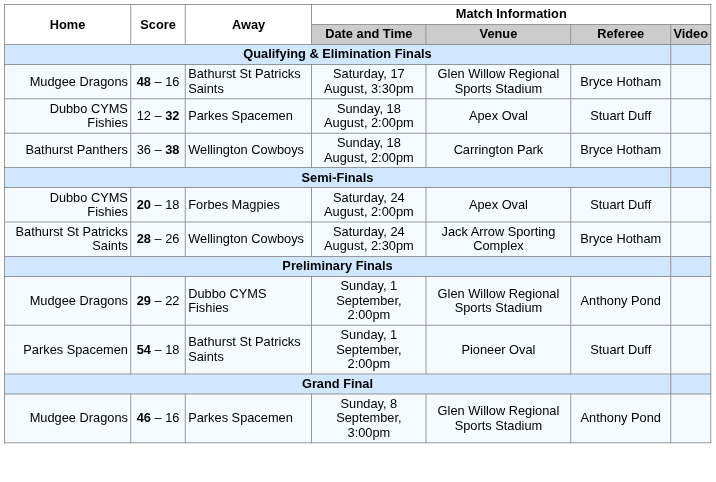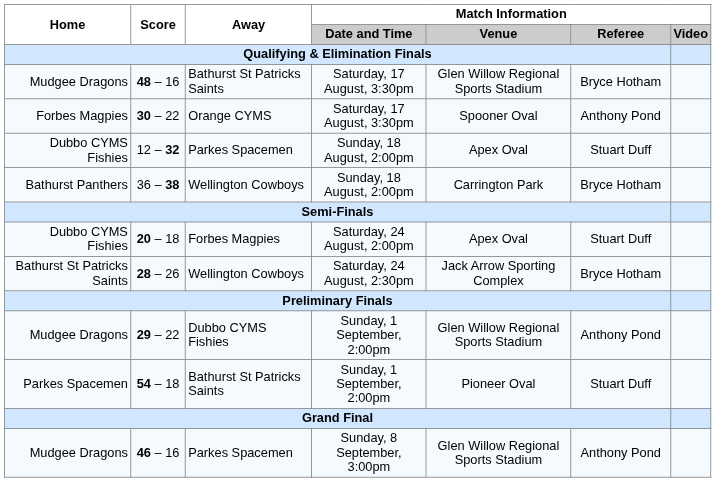+ row: (158, 116)
